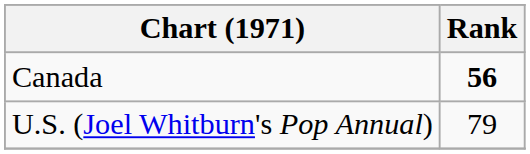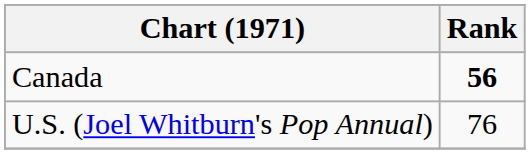(482, 124) 79 -> (482, 124) 76
